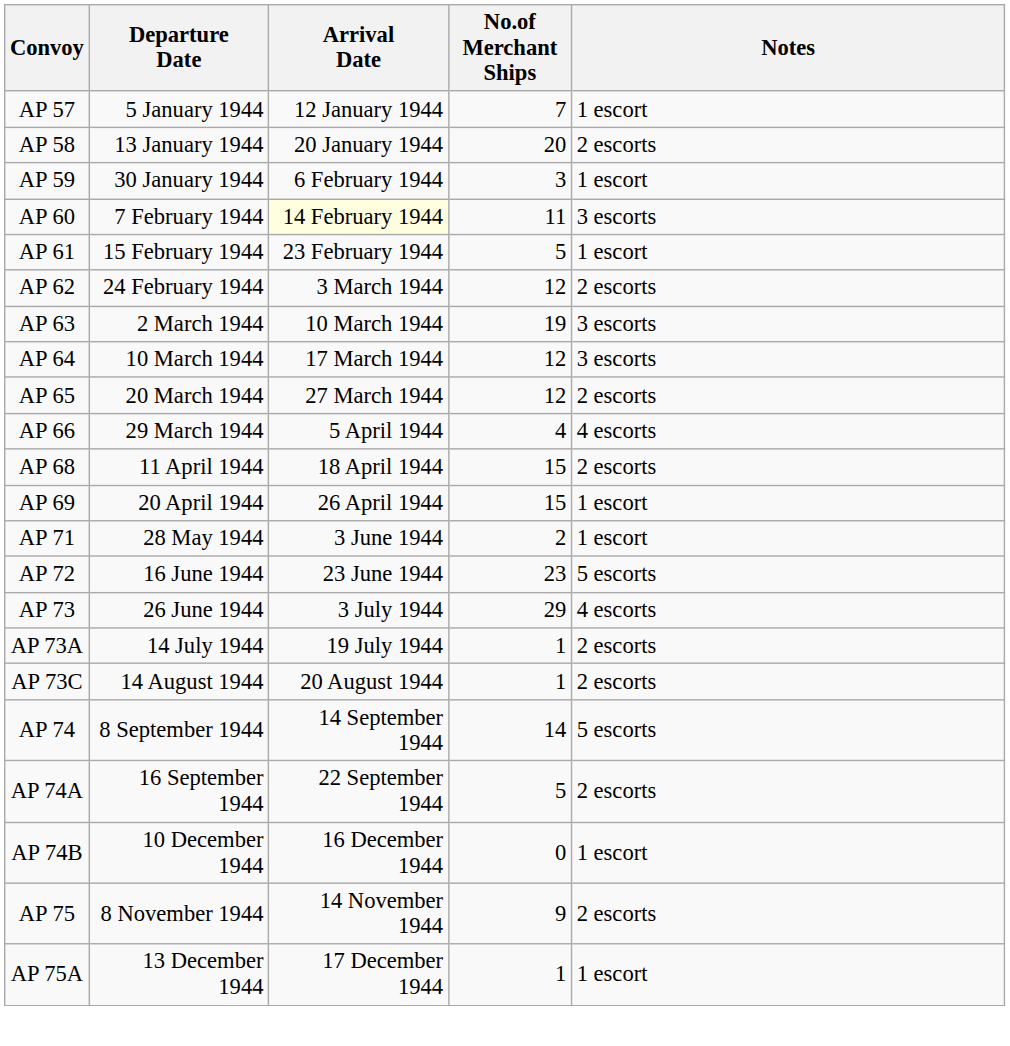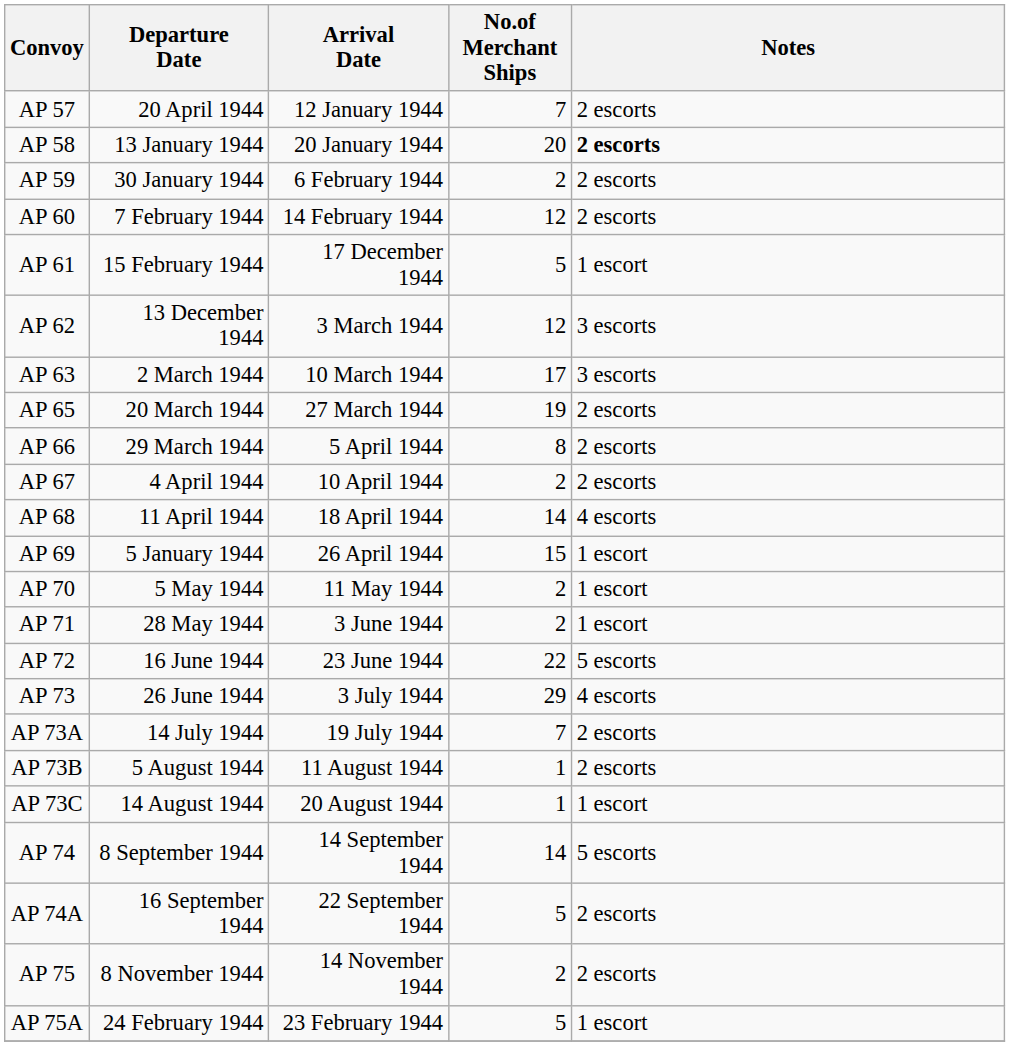(195, 108) 5 January 1944 -> (201, 108) 20 April 1944
(612, 108) 1 escort -> (616, 108) 2 escorts
(616, 144) normal -> (618, 144) bold
(561, 180) 3 -> (561, 180) 2
(612, 180) 1 escort -> (616, 180) 2 escorts
(363, 216) lightyellow background -> (363, 216) no background
(555, 216) 11 -> (555, 216) 12
(616, 216) 3 escorts -> (616, 216) 2 escorts
(363, 252) 23 February 1944 -> (383, 264) 17 December 1944
(183, 287) 24 February 1944 -> (203, 325) 13 December 1944
(616, 287) 2 escorts -> (616, 325) 3 escorts
(555, 323) 19 -> (555, 374) 17
- row: (47, 359)
(555, 395) 12 -> (555, 410) 19
(561, 430) 4 -> (561, 445) 8
(616, 430) 4 escorts -> (616, 445) 2 escorts
+ row: (47, 481)
(555, 466) 15 -> (555, 517) 14
(616, 466) 2 escorts -> (616, 517) 4 escorts
(201, 502) 20 April 1944 -> (195, 553) 5 January 1944
+ row: (47, 589)
(555, 574) 23 -> (555, 660) 22
(561, 645) 1 -> (561, 732) 7
+ row: (47, 767)
(616, 681) 2 escorts -> (612, 803) 1 escort
- row: (47, 852)
(561, 913) 9 -> (561, 974) 2
(203, 974) 13 December 1944 -> (183, 1022) 24 February 1944
(383, 974) 17 December 1944 -> (363, 1022) 23 February 1944
(561, 974) 1 -> (561, 1022) 5
